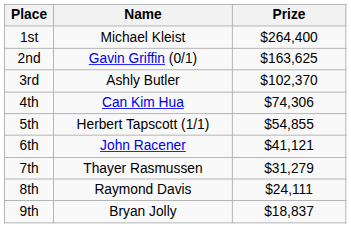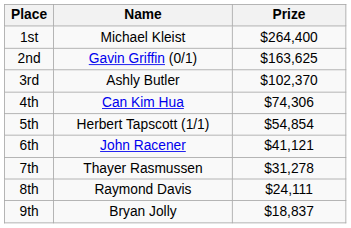(289, 124) $54,855 -> (289, 124) $54,854
(289, 168) $31,279 -> (289, 168) $31,278
